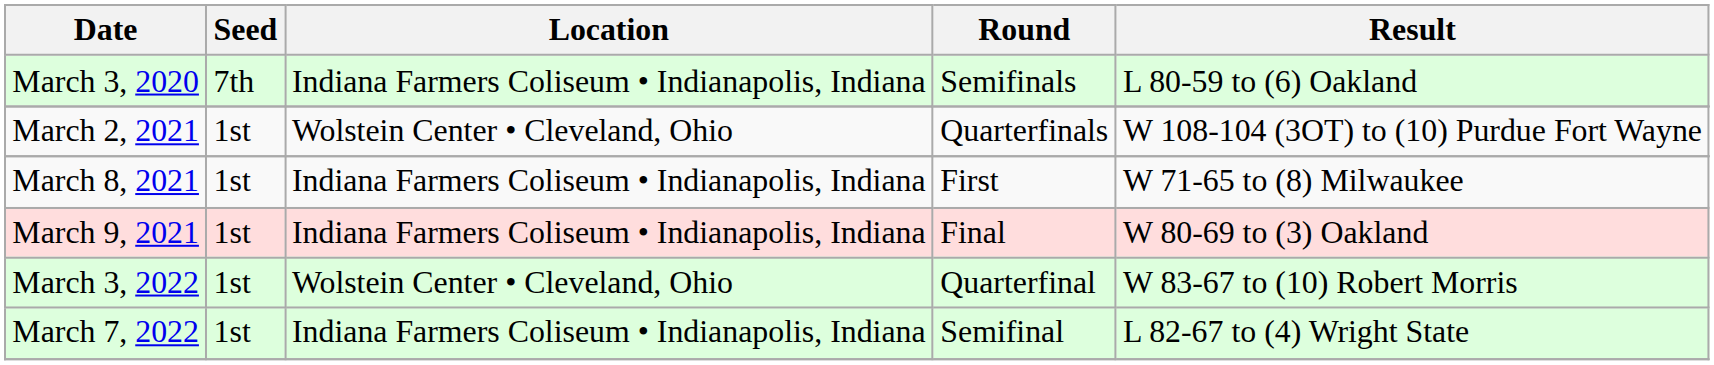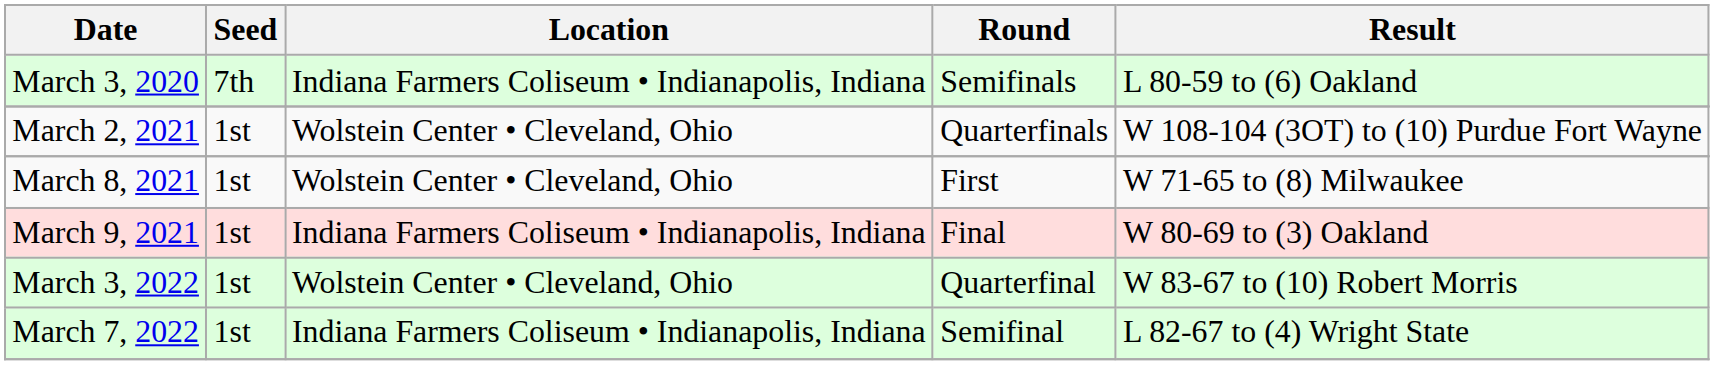(609, 181) Indiana Farmers Coliseum • Indianapolis, Indiana -> (512, 181) Wolstein Center • Cleveland, Ohio
